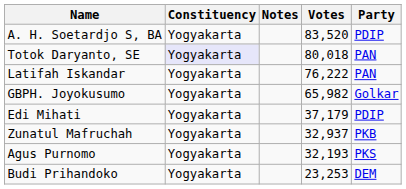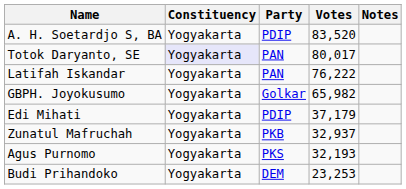columns swapped: (376, 14) <-> (280, 14)
(326, 54) 80,018 -> (334, 54) 80,017
